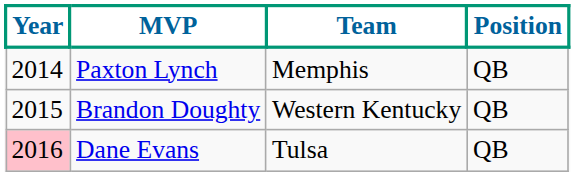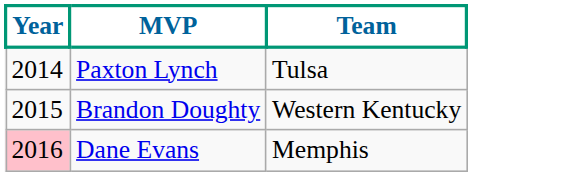- column: (518, 26)
(320, 68) Memphis -> (300, 68) Tulsa
(300, 149) Tulsa -> (320, 149) Memphis
